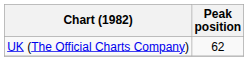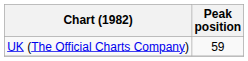(218, 46) 62 -> (218, 46) 59
